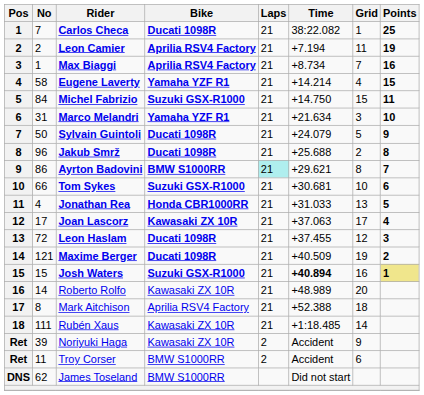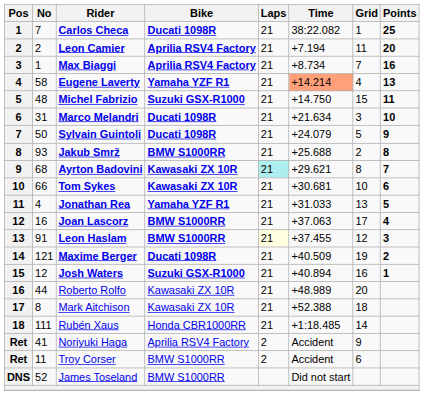(389, 48) 19 -> (389, 48) 20
(311, 83) no background -> (311, 83) lightsalmon background
(389, 83) 15 -> (389, 83) 13
(41, 100) 84 -> (41, 100) 48
(188, 117) Yamaha YZF R1 -> (182, 117) Ducati 1098R
(41, 152) 96 -> (41, 152) 93
(182, 152) Ducati 1098R -> (186, 152) BMW S1000RR
(41, 169) 86 -> (41, 169) 68
(186, 169) BMW S1000RR -> (193, 169) Kawasaki ZX 10R
(196, 186) Suzuki GSX-R1000 -> (193, 186) Kawasaki ZX 10R
(198, 204) Honda CBR1000RR -> (188, 204) Yamaha YZF R1
(41, 221) 17 -> (41, 221) 16
(193, 221) Kawasaki ZX 10R -> (186, 221) BMW S1000RR
(41, 238) 72 -> (41, 238) 91
(182, 238) Ducati 1098R -> (186, 238) BMW S1000RR
(267, 238) no background -> (267, 238) lightyellow background
(41, 273) 15 -> (41, 273) 12
(311, 273) bold -> (311, 273) normal
(386, 273) khaki background -> (386, 273) no background
(41, 290) 14 -> (41, 290) 44
(198, 308) Aprilia RSV4 Factory -> (191, 308) Kawasaki ZX 10R
(191, 325) Kawasaki ZX 10R -> (197, 325) Honda CBR1000RR
(41, 342) 39 -> (41, 342) 41
(191, 342) Kawasaki ZX 10R -> (198, 342) Aprilia RSV4 Factory
(41, 377) 62 -> (41, 377) 52
